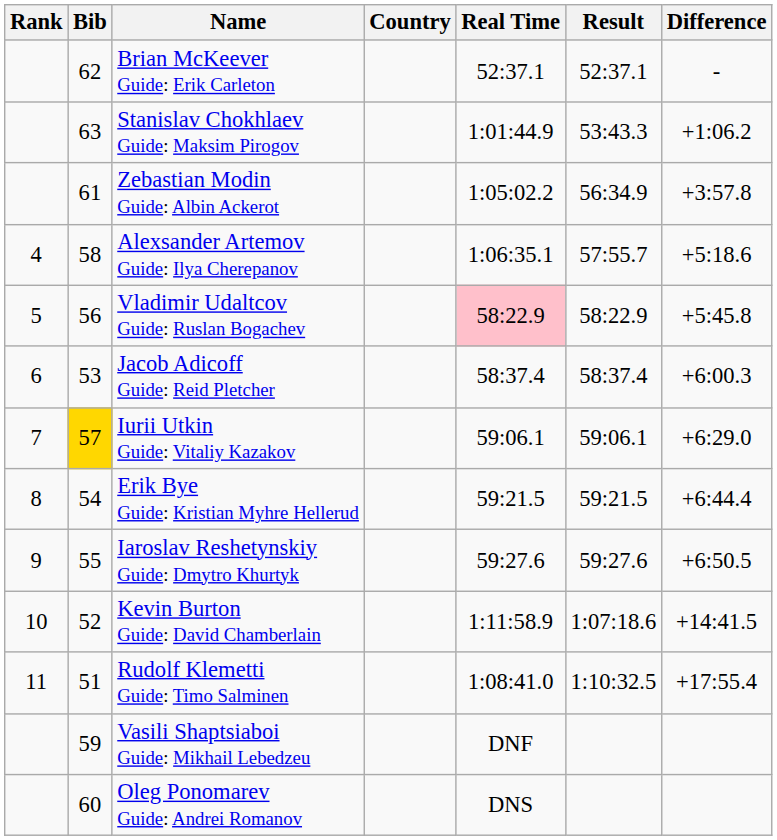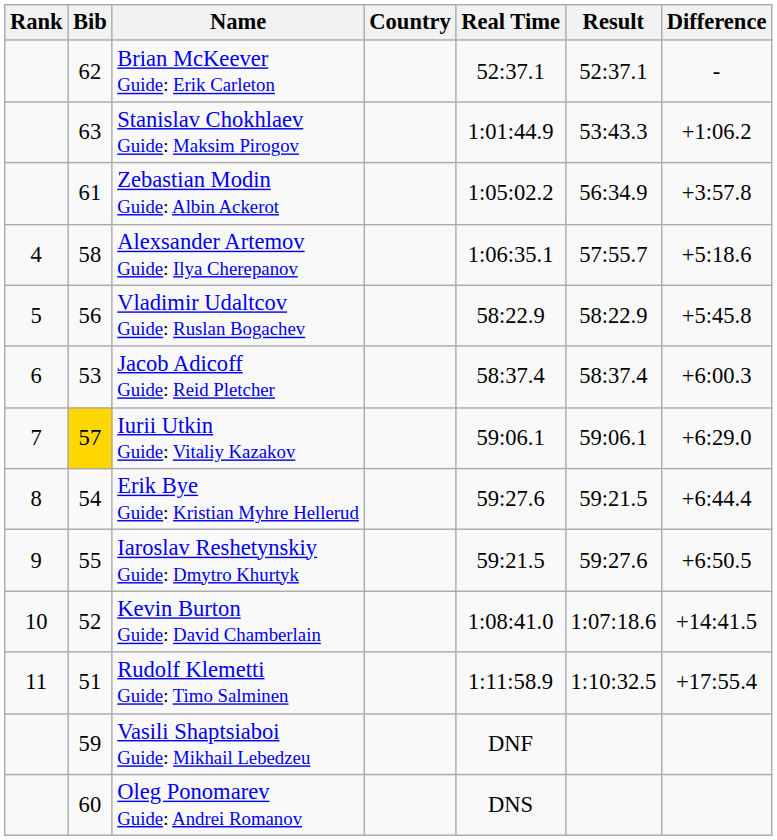(511, 315) pink background -> (511, 315) no background
(511, 498) 59:21.5 -> (511, 498) 59:27.6
(511, 560) 59:27.6 -> (511, 560) 59:21.5
(511, 621) 1:11:58.9 -> (511, 621) 1:08:41.0
(511, 682) 1:08:41.0 -> (511, 682) 1:11:58.9
